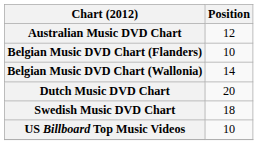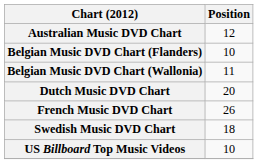(229, 71) 14 -> (229, 71) 11
+ row: (105, 110)
